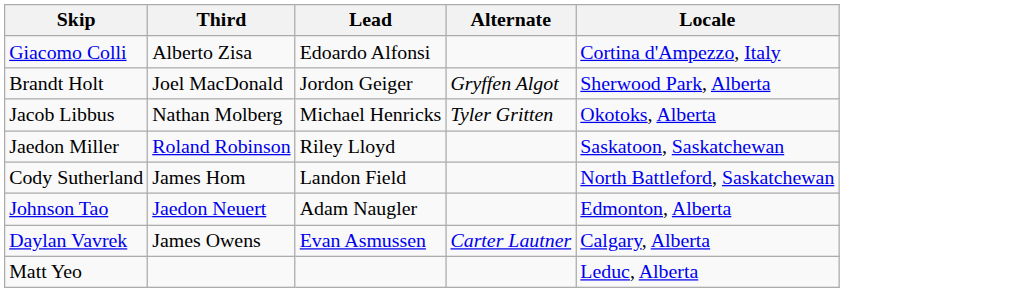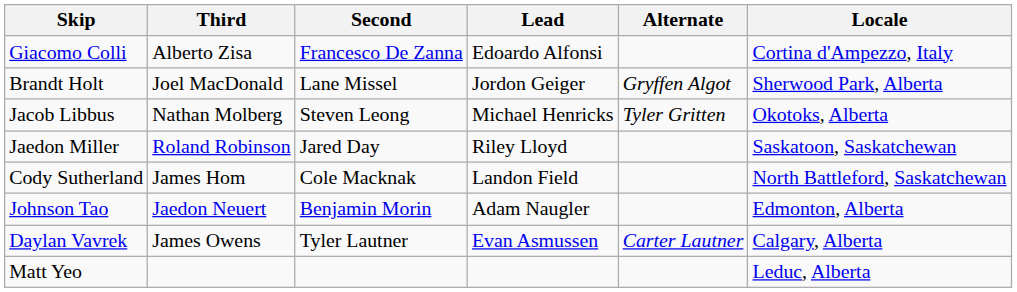+ column: (381, 20)
